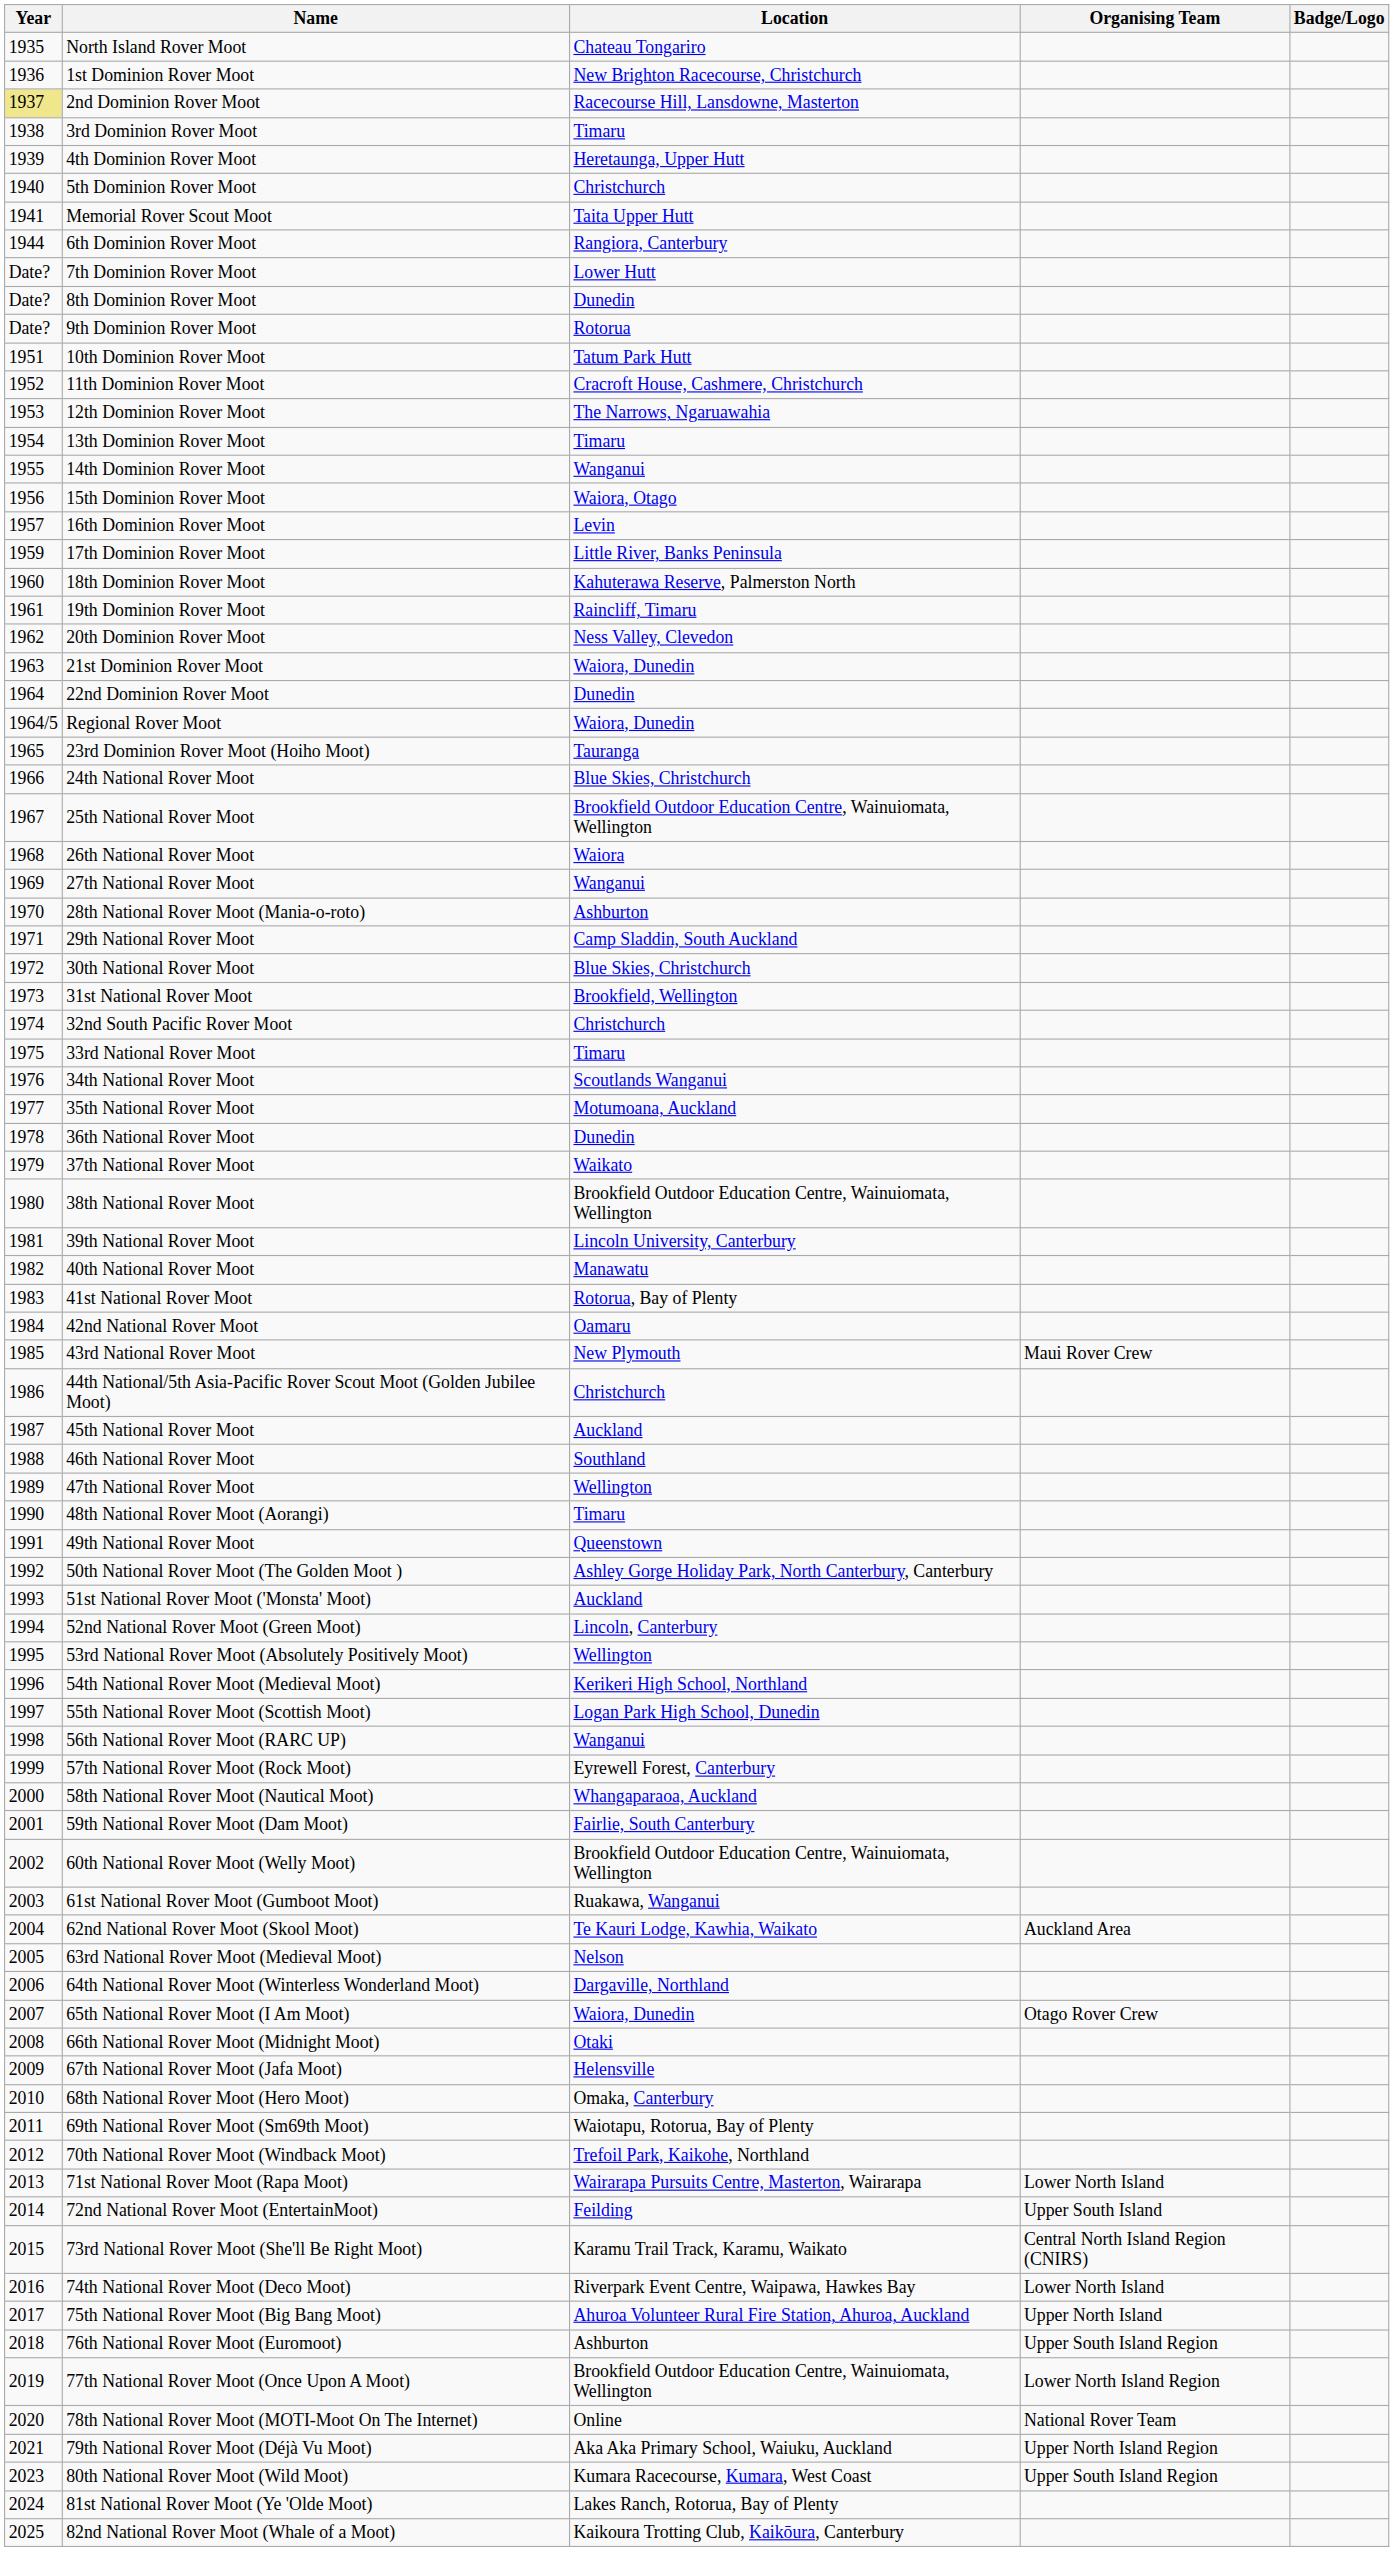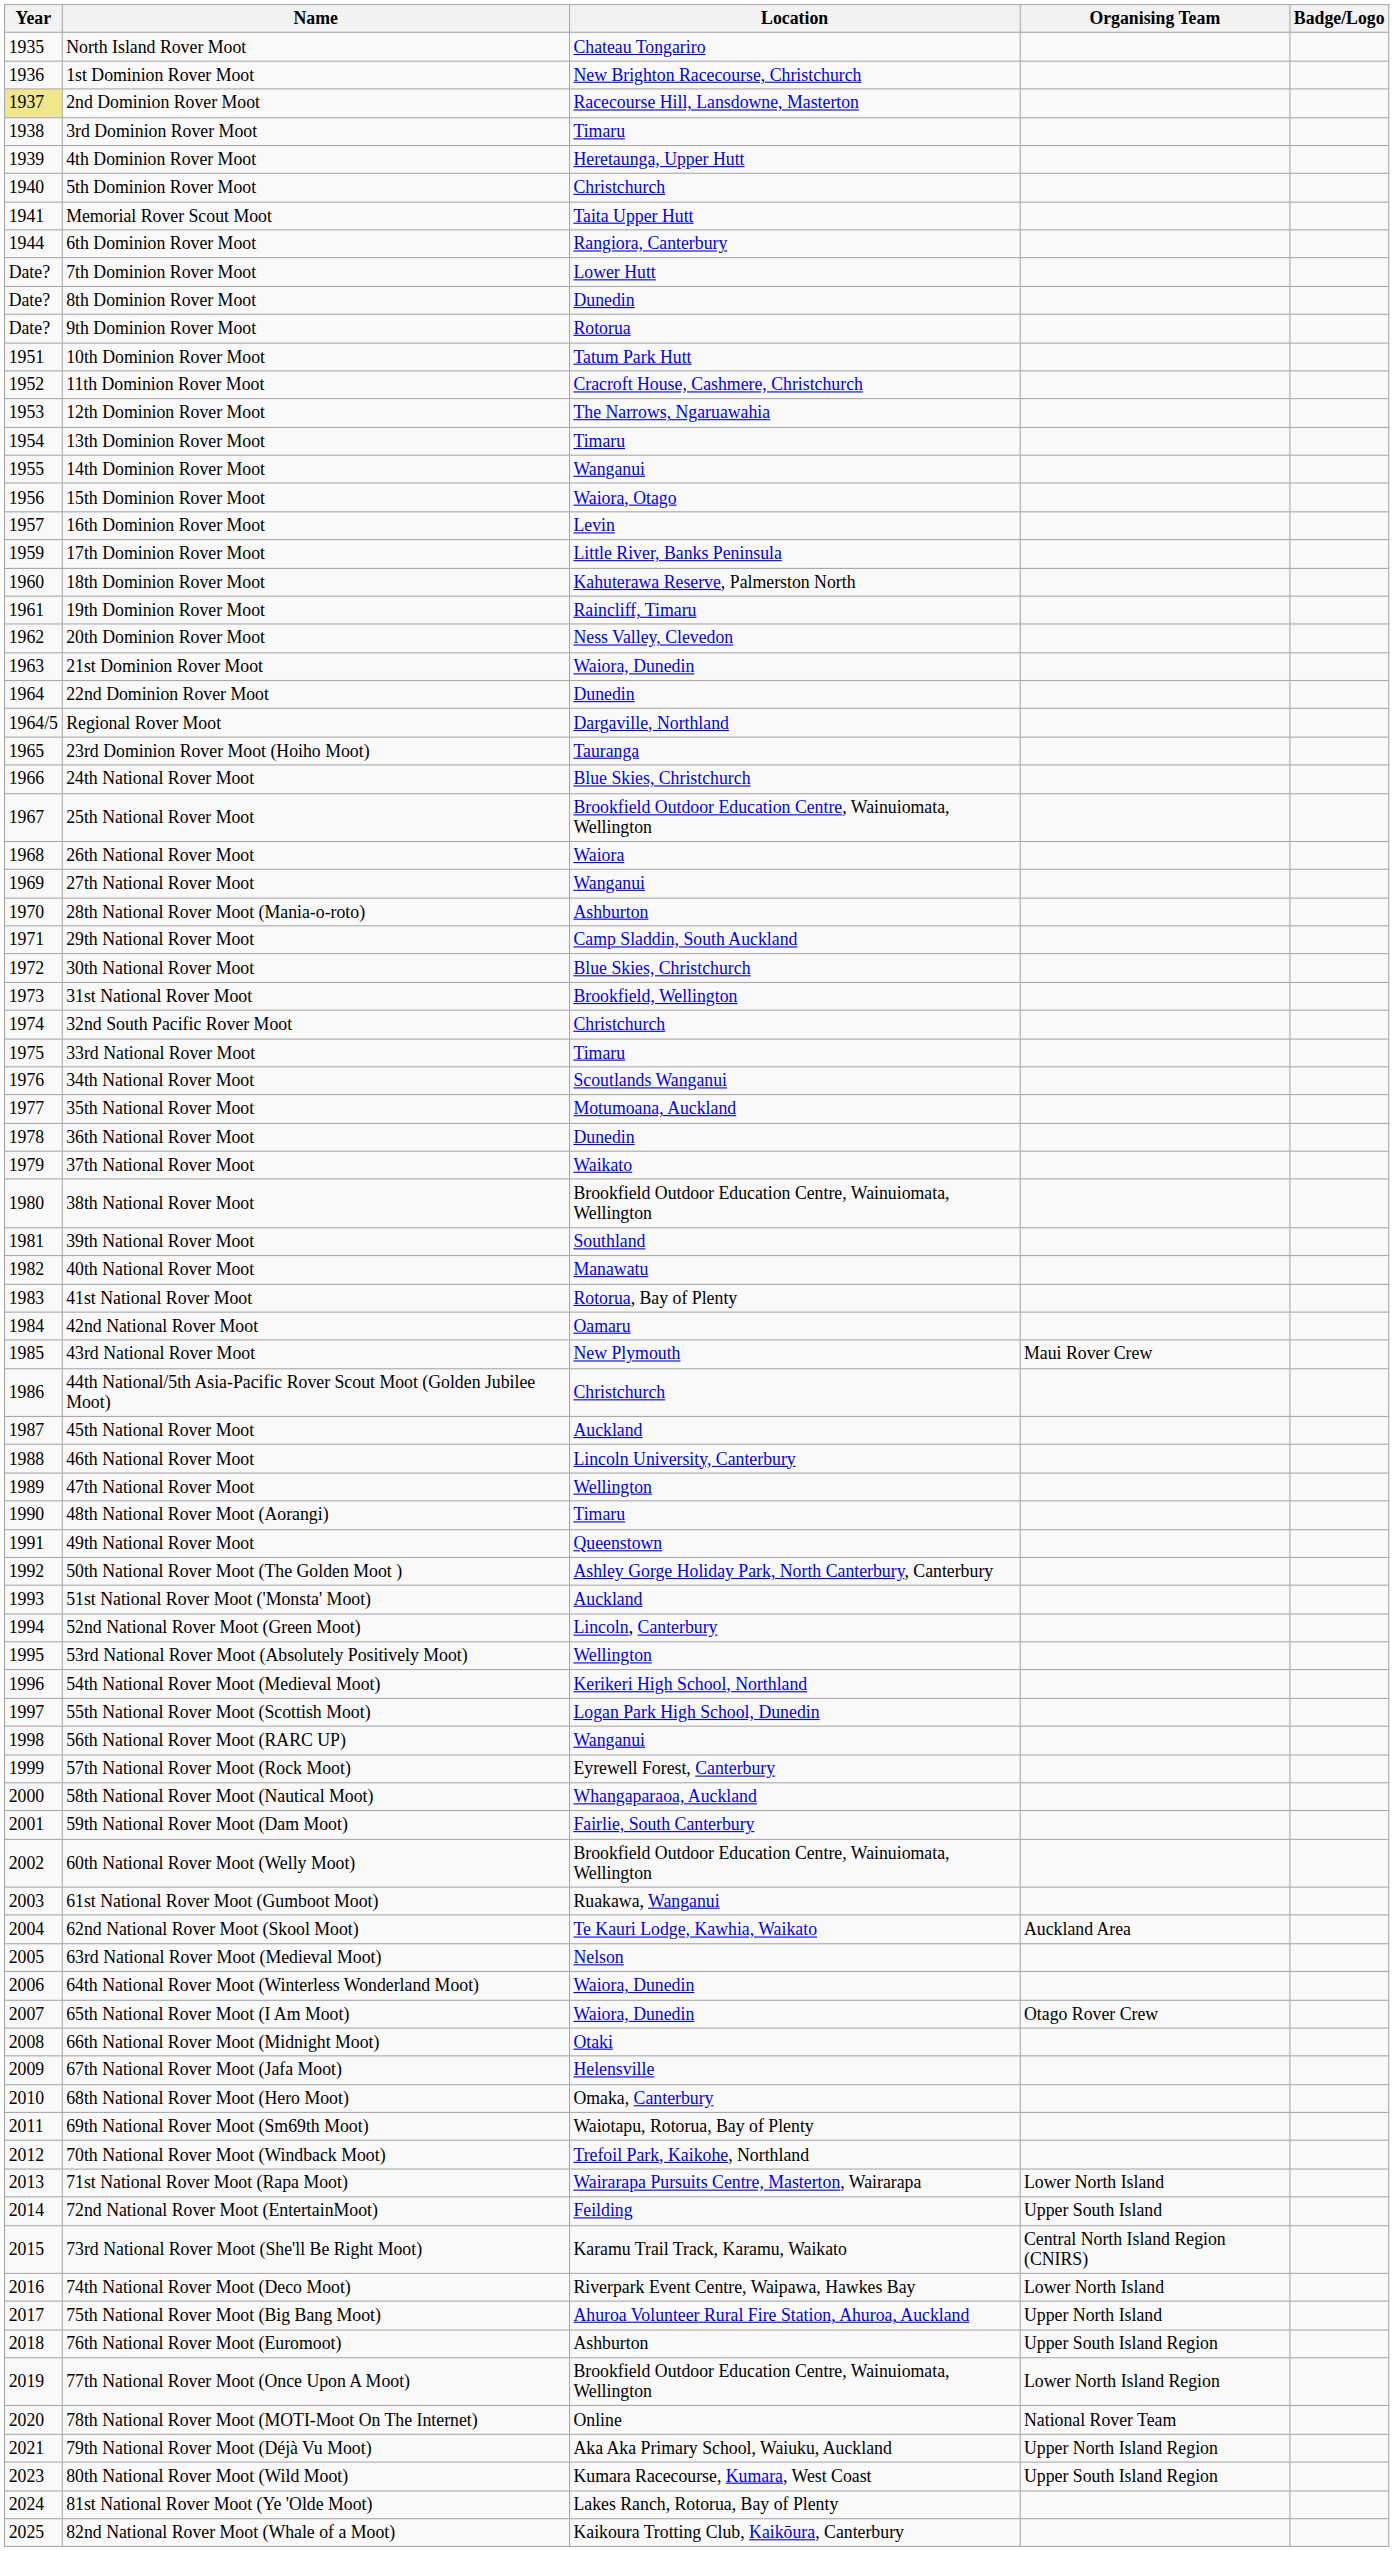(634, 722) Waiora, Dunedin -> (651, 722) Dargaville, Northland
(685, 1241) Lincoln University, Canterbury -> (609, 1241) Southland
(609, 1458) Southland -> (685, 1458) Lincoln University, Canterbury
(651, 1985) Dargaville, Northland -> (634, 1985) Waiora, Dunedin
